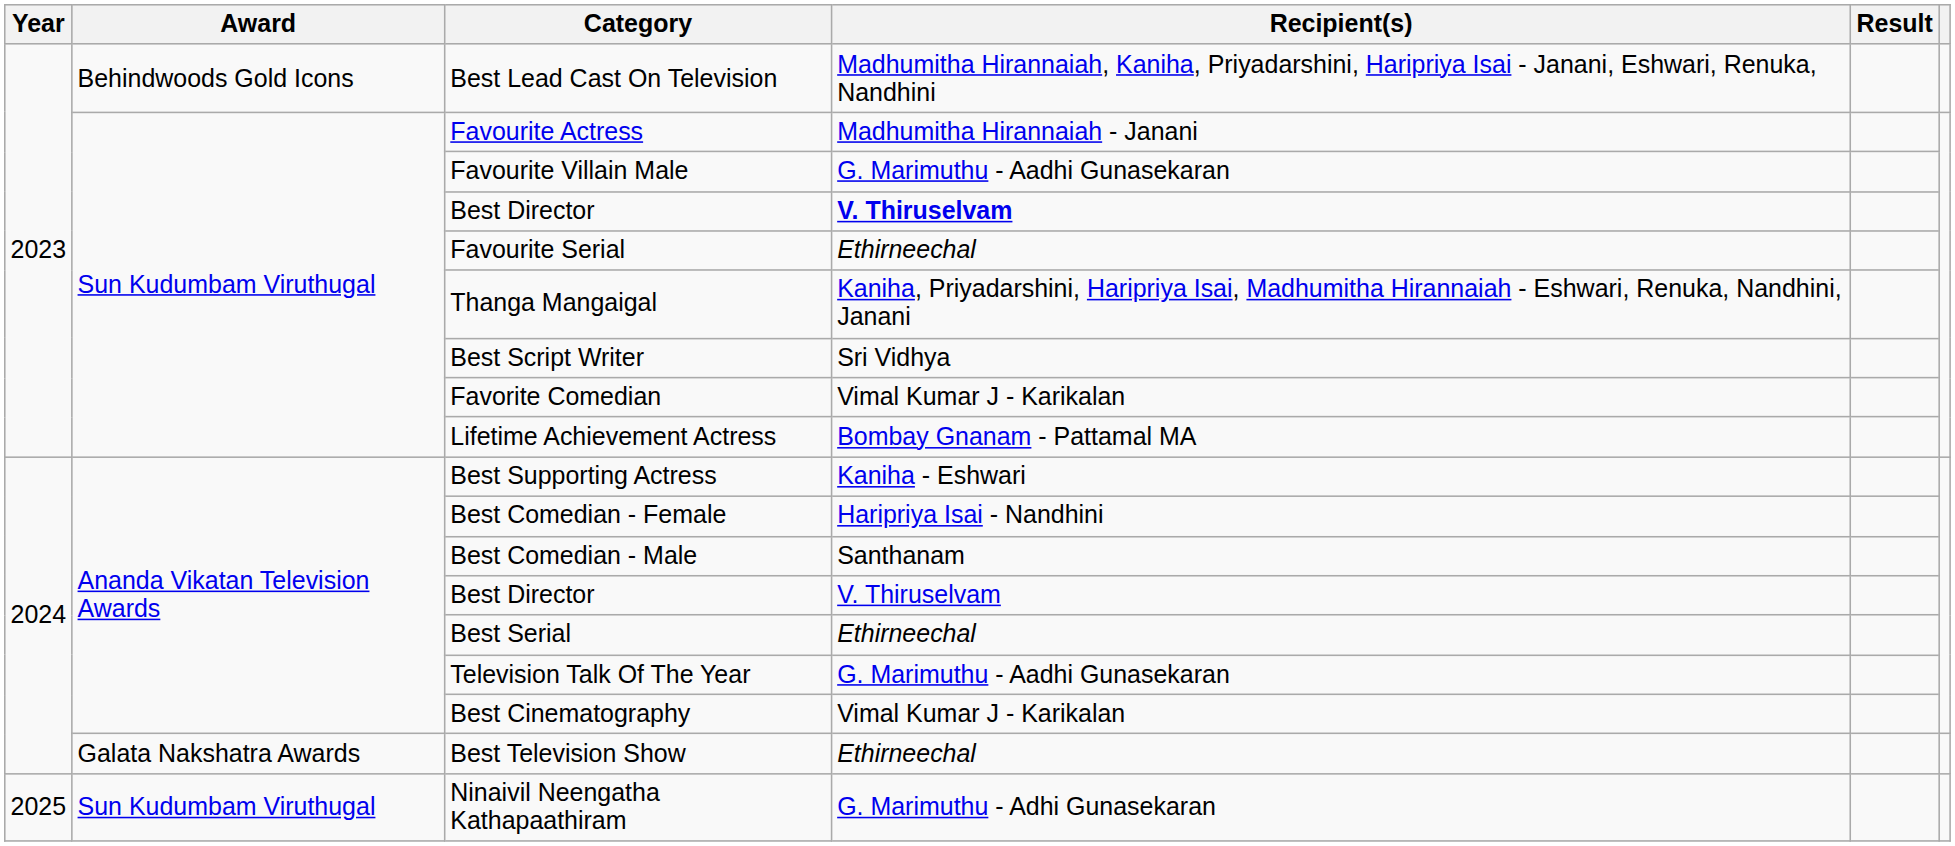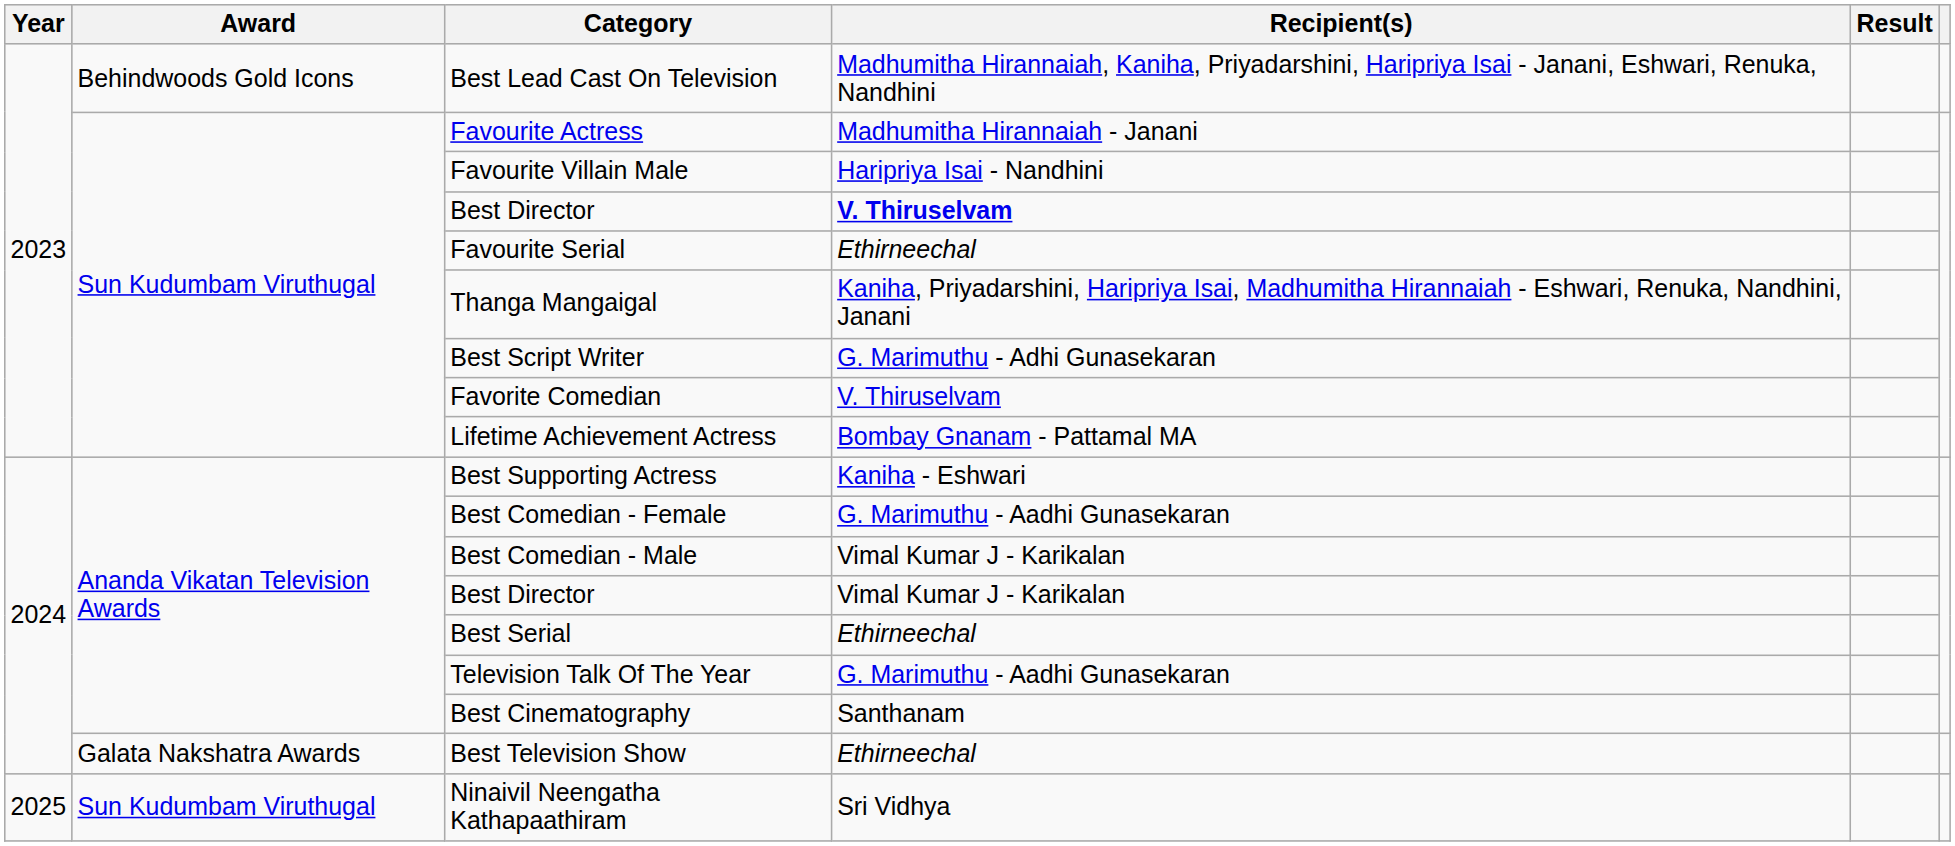(1033, 171) G. Marimuthu - Aadhi Gunasekaran -> (970, 171) Haripriya Isai - Nandhini
(894, 357) Sri Vidhya -> (1027, 357) G. Marimuthu - Adhi Gunasekaran
(981, 397) Vimal Kumar J - Karikalan -> (919, 397) V. Thiruselvam
(970, 515) Haripriya Isai - Nandhini -> (1033, 515) G. Marimuthu - Aadhi Gunasekaran
(901, 555) Santhanam -> (981, 555) Vimal Kumar J - Karikalan
(919, 595) V. Thiruselvam -> (981, 595) Vimal Kumar J - Karikalan
(981, 713) Vimal Kumar J - Karikalan -> (901, 713) Santhanam
(1027, 807) G. Marimuthu - Adhi Gunasekaran -> (894, 807) Sri Vidhya
